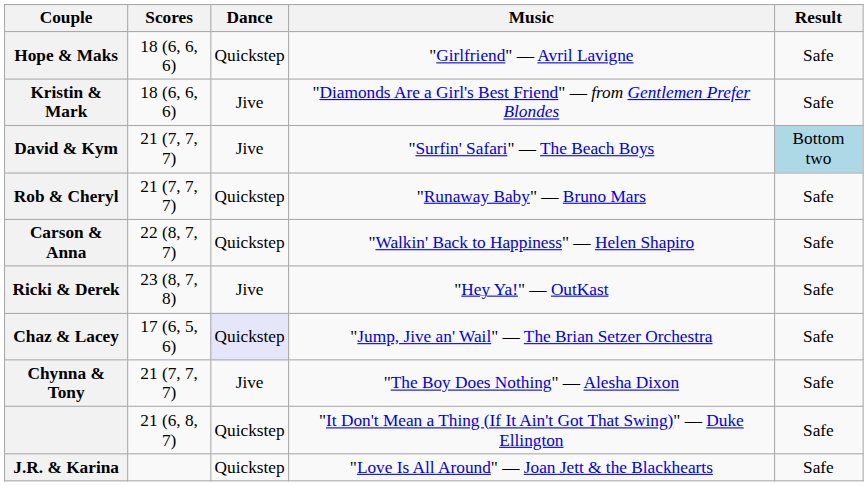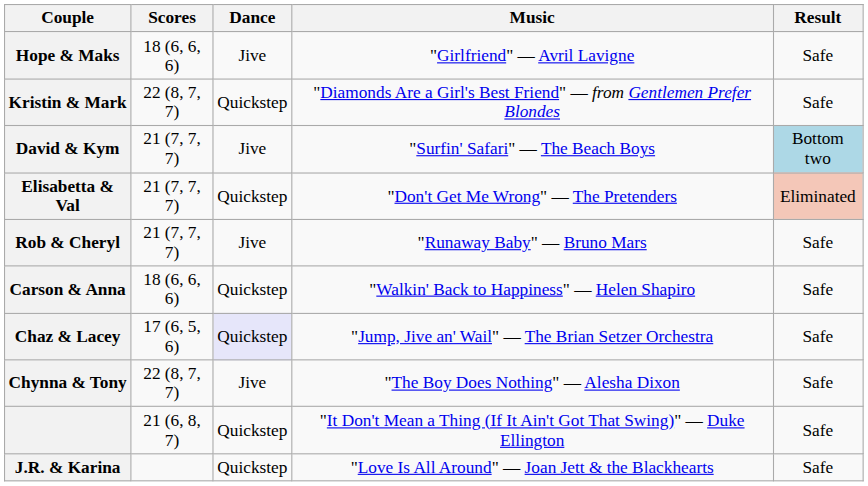(250, 55) Quickstep -> (252, 55) Jive
(169, 102) 18 (6, 6, 6) -> (172, 102) 22 (8, 7, 7)
(250, 102) Jive -> (252, 102) Quickstep
+ row: (68, 195)
(250, 195) Quickstep -> (252, 242) Jive
(169, 242) 22 (8, 7, 7) -> (172, 289) 18 (6, 6, 6)
- row: (66, 289)
(169, 383) 21 (7, 7, 7) -> (172, 383) 22 (8, 7, 7)
